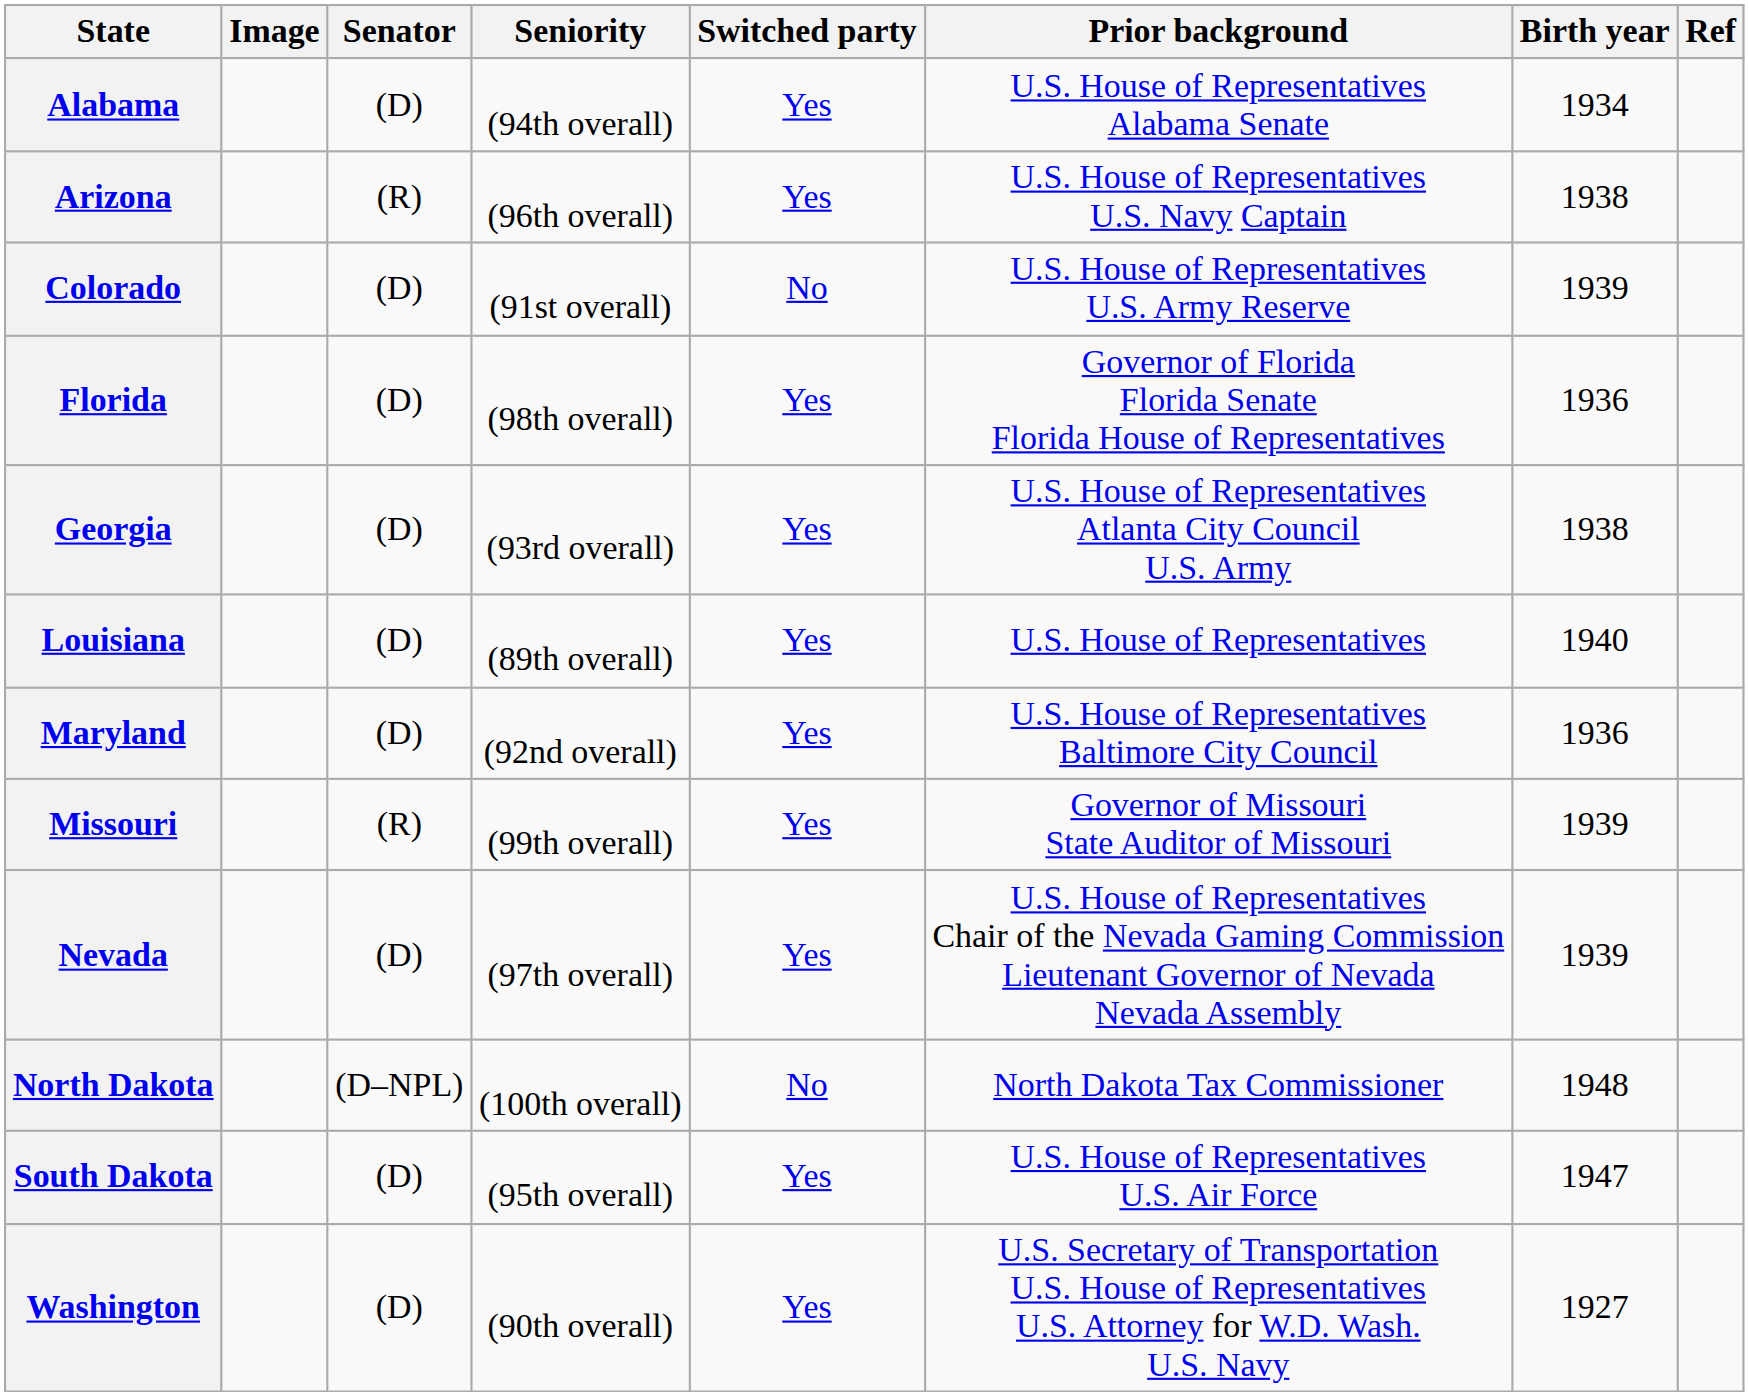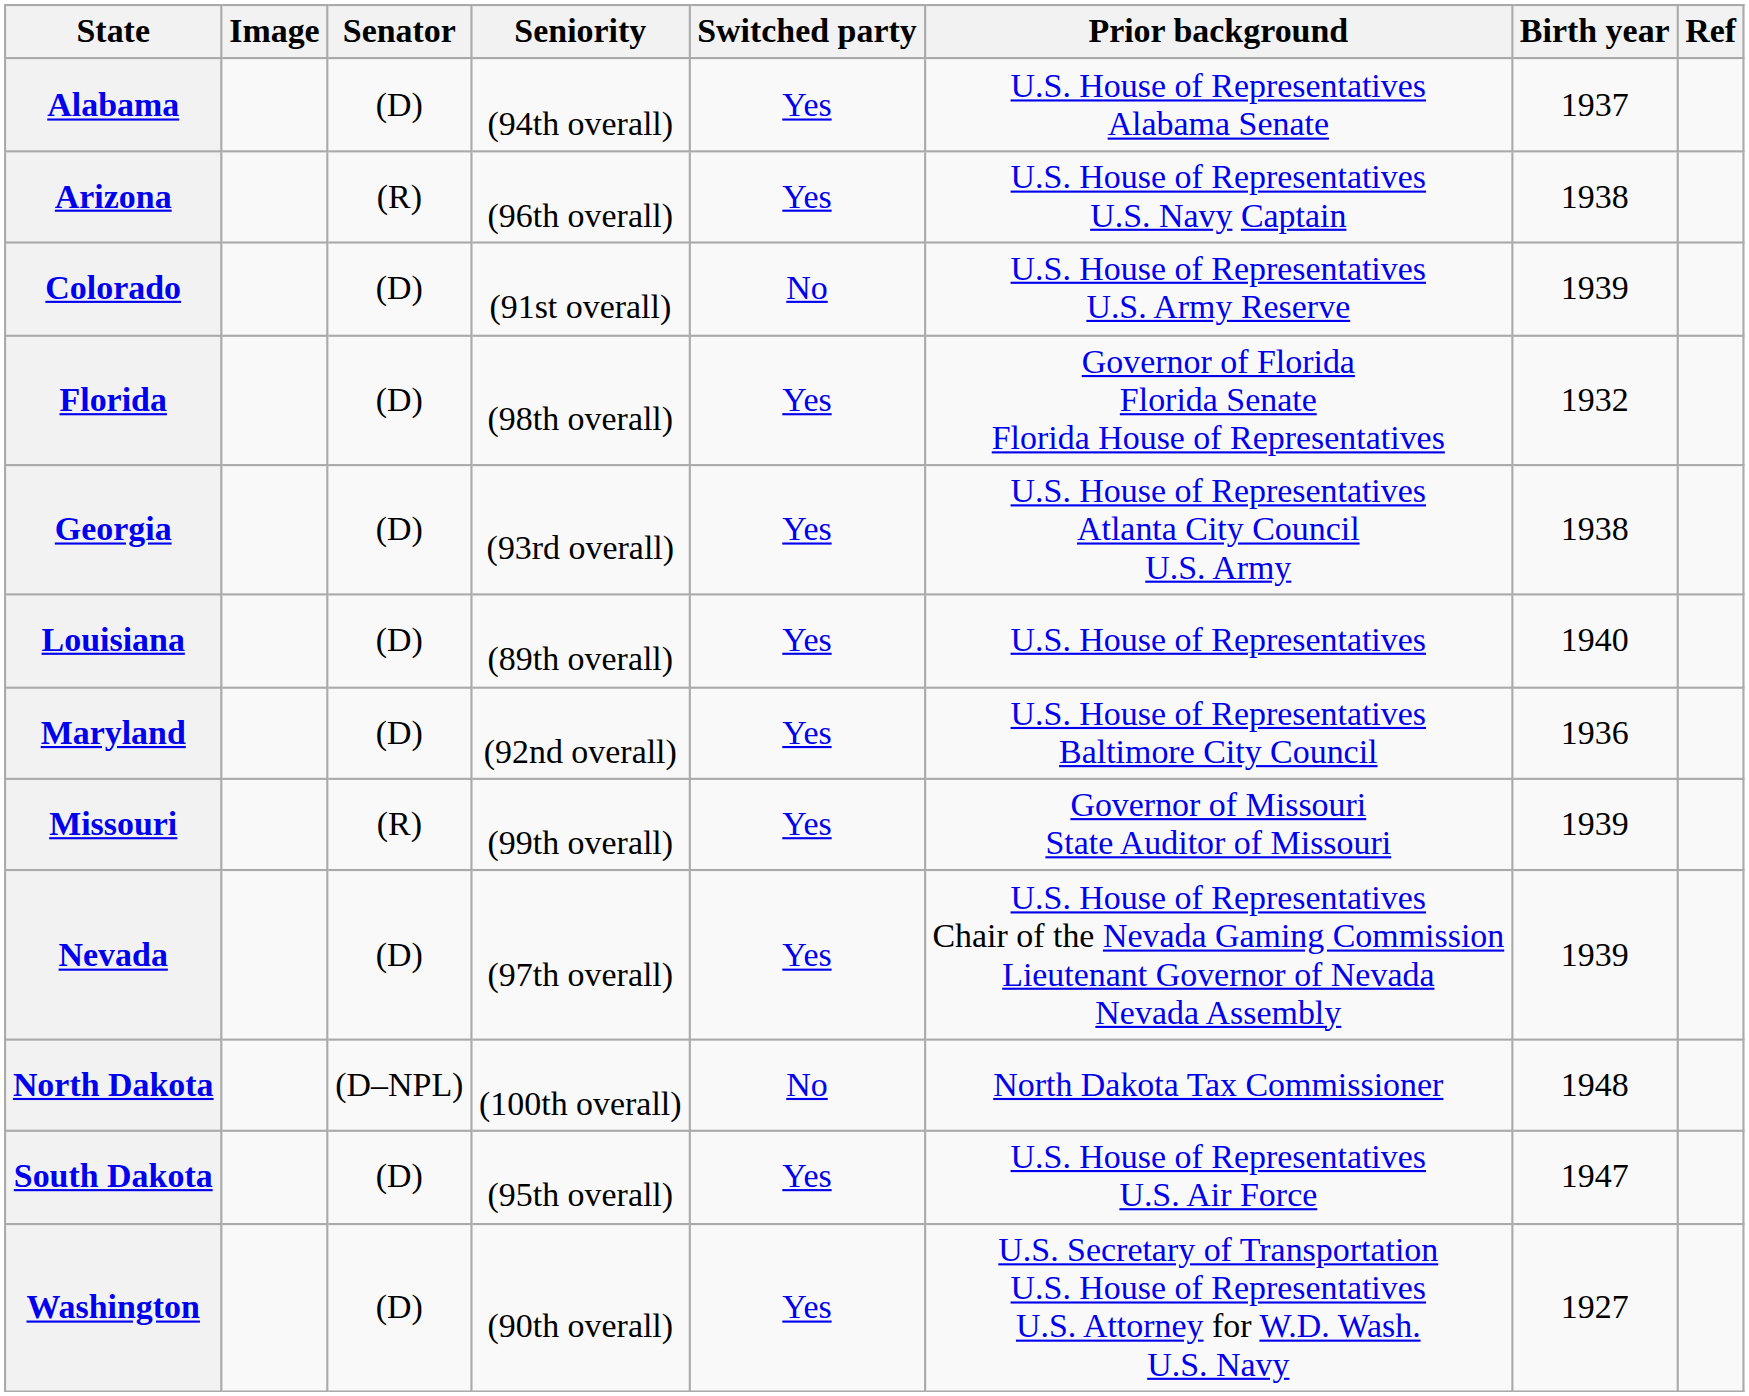(1595, 104) 1934 -> (1595, 104) 1937
(1595, 399) 1936 -> (1595, 399) 1932
